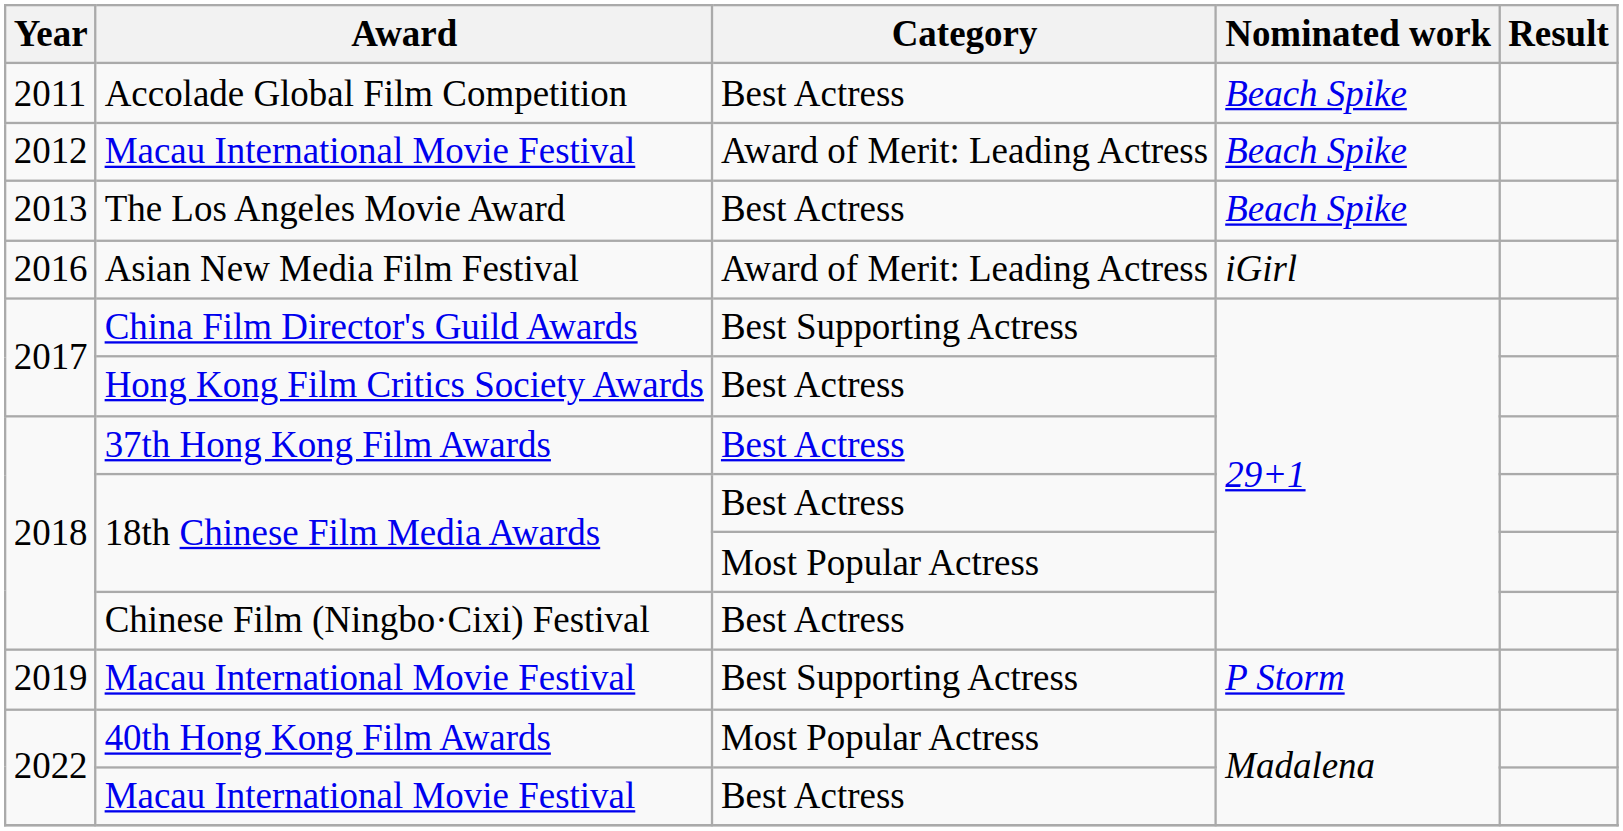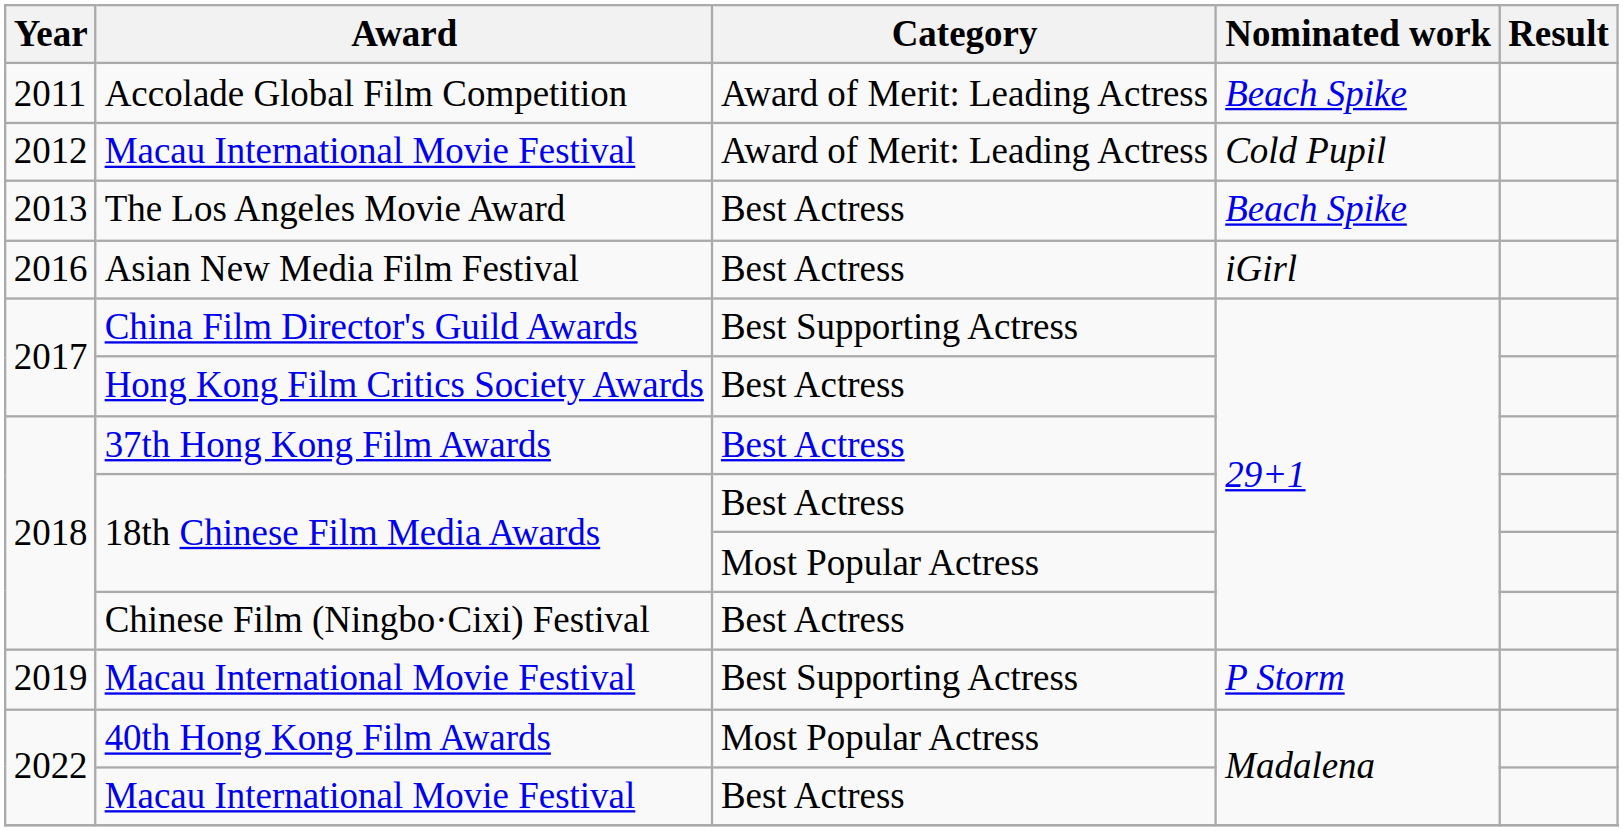(813, 92) Best Actress -> (965, 92) Award of Merit: Leading Actress
(1316, 151) Beach Spike -> (1306, 151) Cold Pupil
(965, 268) Award of Merit: Leading Actress -> (813, 268) Best Actress
